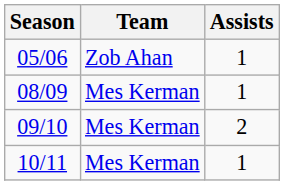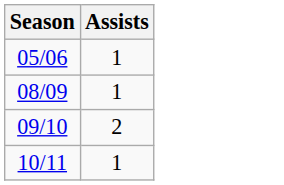- column: (142, 22)
